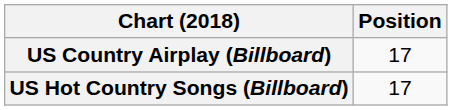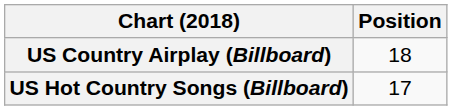(400, 54) 17 -> (400, 54) 18
